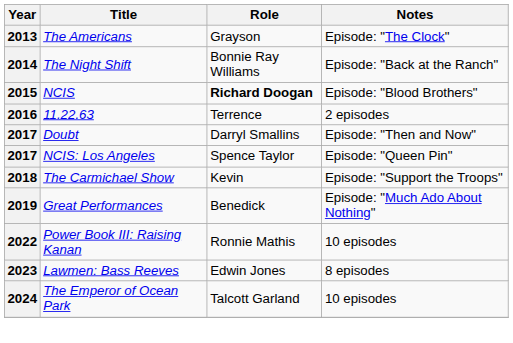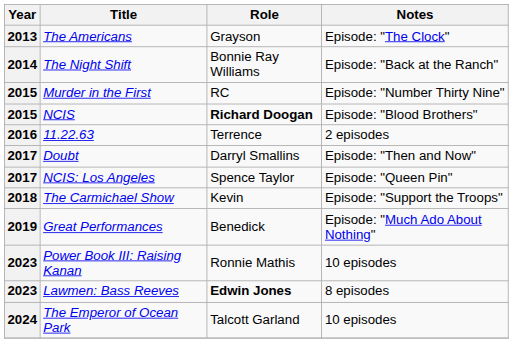+ row: (97, 93)
(22, 241) 2022 -> (22, 262) 2023
(248, 270) normal -> (251, 291) bold
